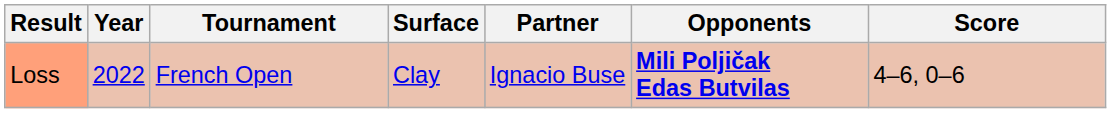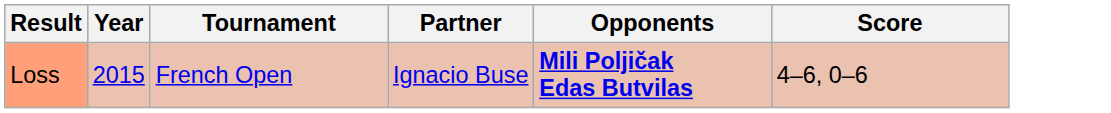- column: (436, 23)
(119, 74) 2022 -> (119, 74) 2015
